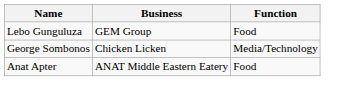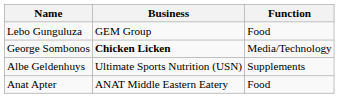(131, 48) normal -> (133, 48) bold
+ row: (46, 66)
